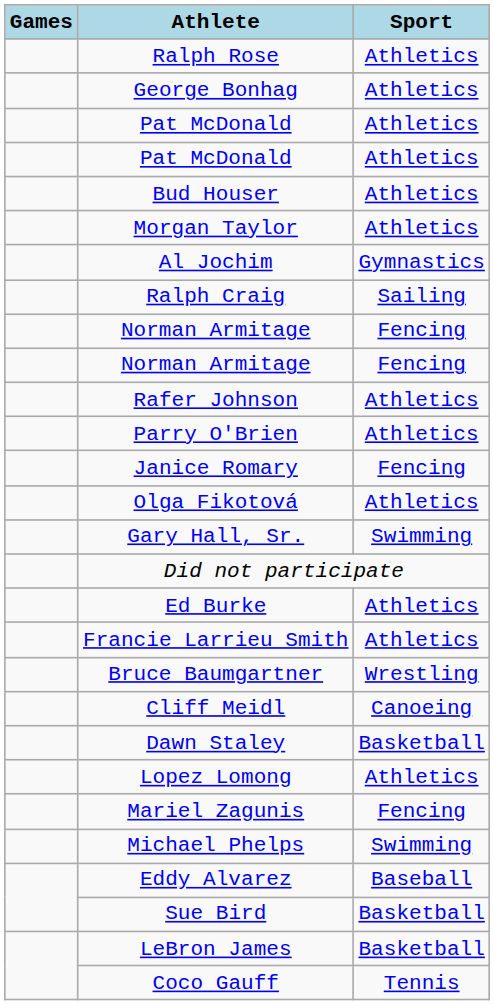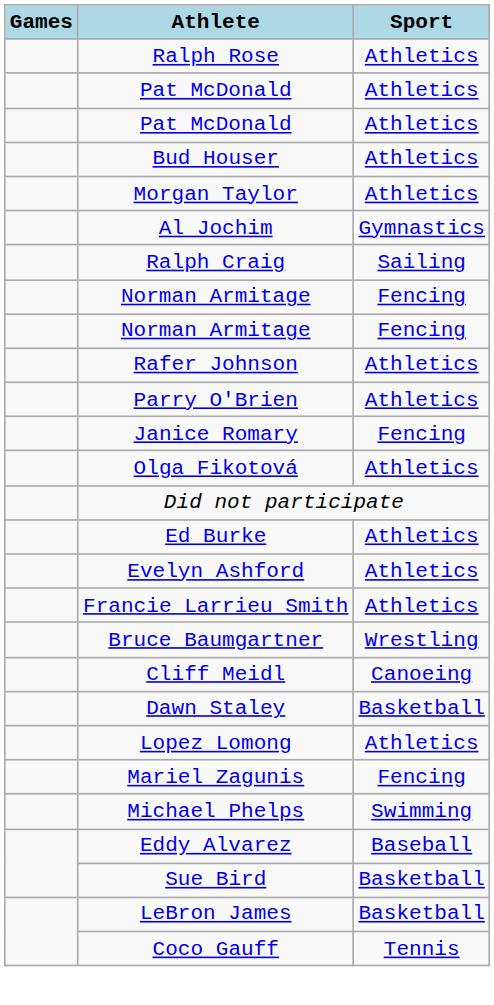- row: (216, 91)
- row: (216, 537)
+ row: (216, 571)
